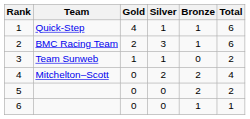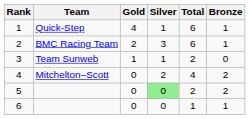columns swapped: (198, 12) <-> (231, 12)
(163, 91) no background -> (163, 91) lightgreen background
